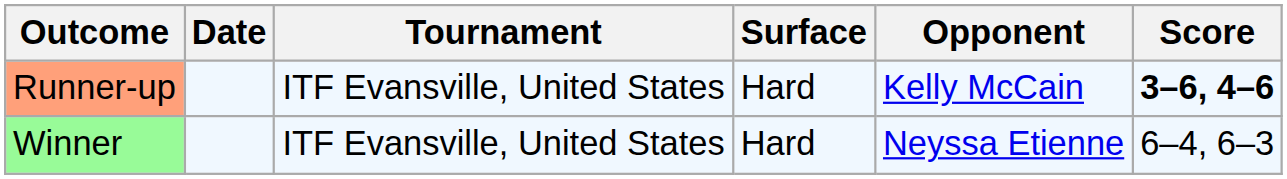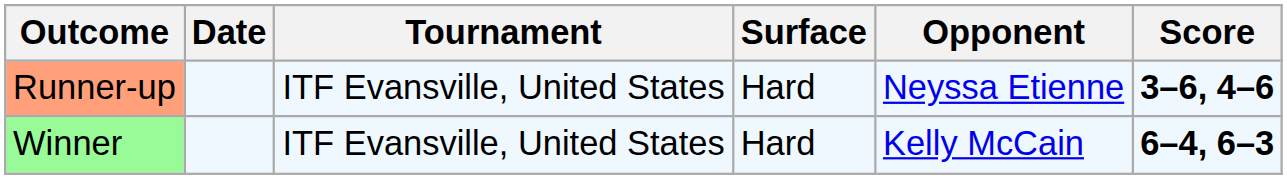(983, 87) Kelly McCain -> (1004, 87) Neyssa Etienne
(1004, 143) Neyssa Etienne -> (983, 143) Kelly McCain
(1207, 143) normal -> (1207, 143) bold
